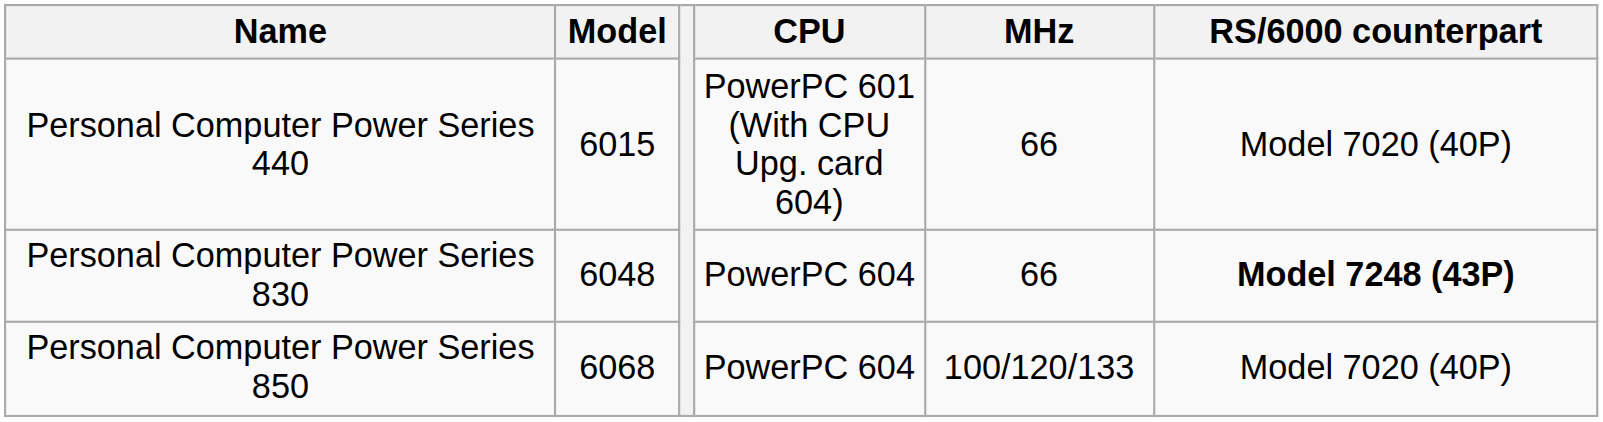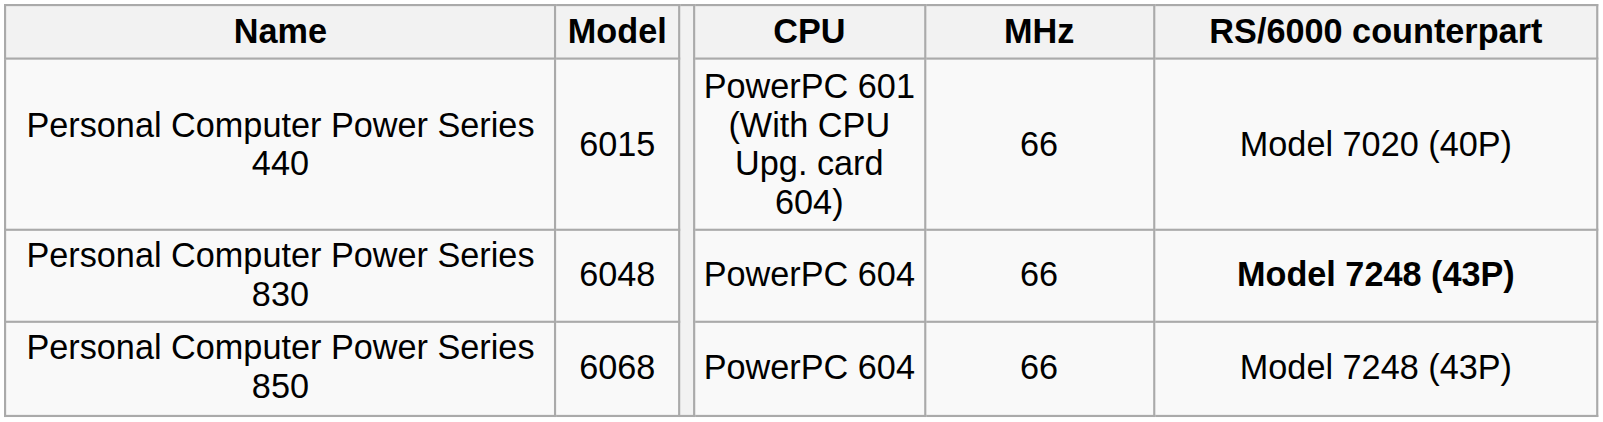(1039, 367) 100/120/133 -> (1039, 367) 66
(1376, 367) Model 7020 (40P) -> (1376, 367) Model 7248 (43P)
